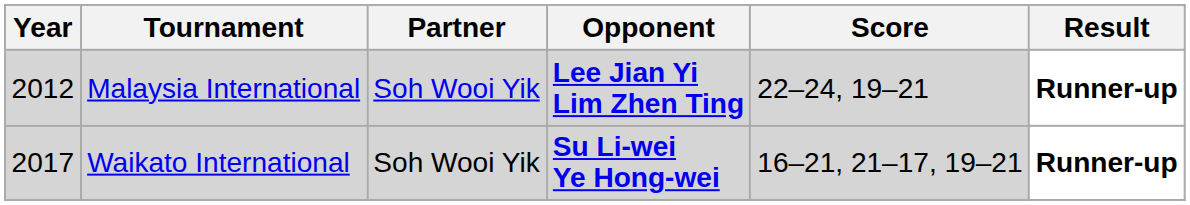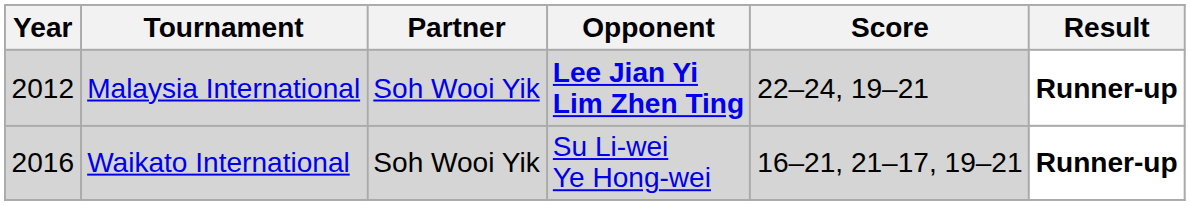(43, 163) 2017 -> (43, 163) 2016
(636, 163) bold -> (632, 163) normal
